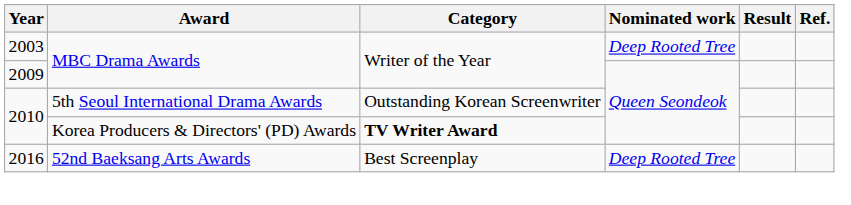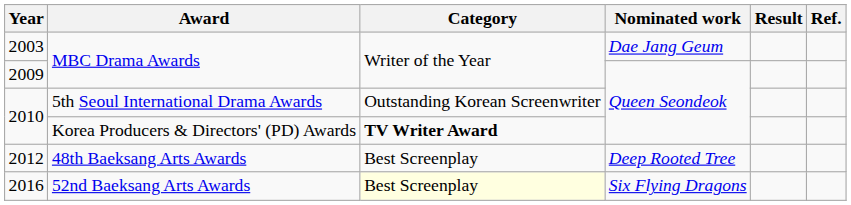(672, 46) Deep Rooted Tree -> (666, 46) Dae Jang Geum
+ row: (26, 158)
(421, 158) no background -> (421, 185) lightyellow background
(672, 158) Deep Rooted Tree -> (678, 185) Six Flying Dragons
